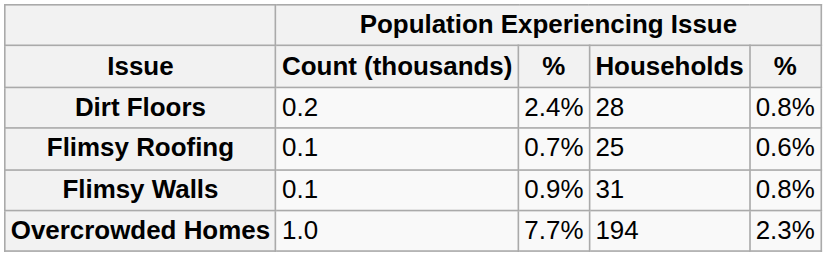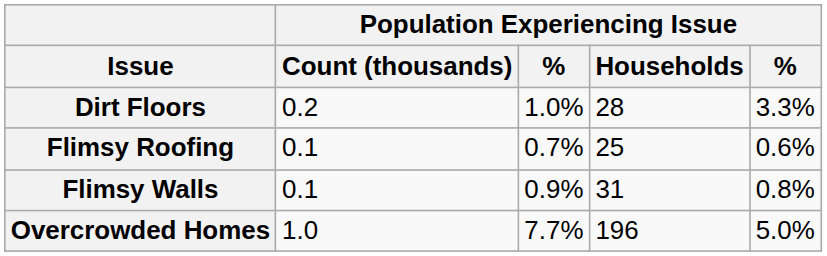(554, 107) 2.4% -> (554, 107) 1.0%
(785, 107) 0.8% -> (785, 107) 3.3%
(617, 230) 194 -> (617, 230) 196
(785, 230) 2.3% -> (785, 230) 5.0%
